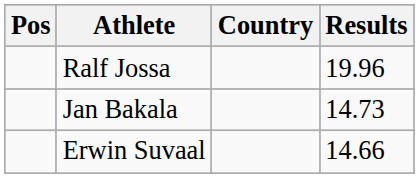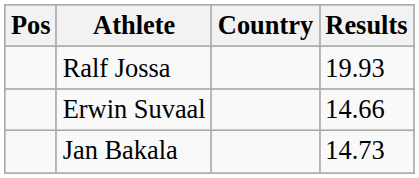(355, 67) 19.96 -> (355, 67) 19.93
rows swapped: (120, 109) <-> (134, 151)
